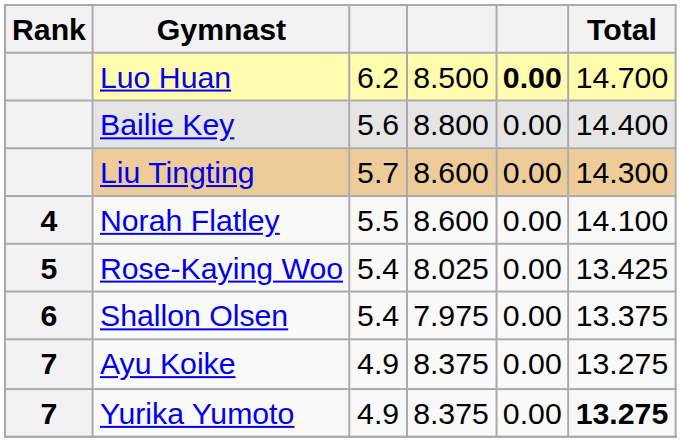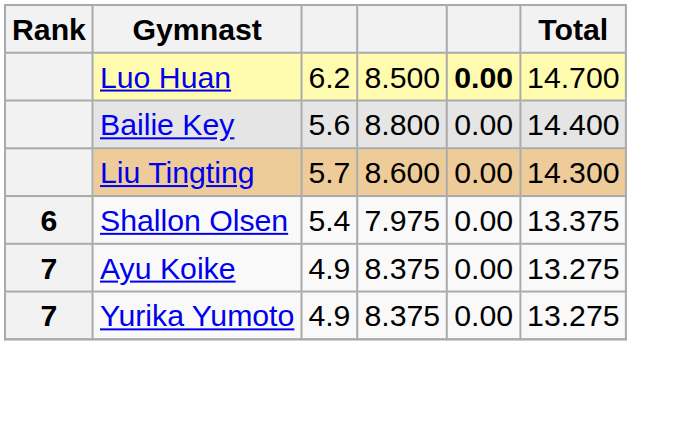- row: (190, 221)
- row: (222, 269)
(622, 412) bold -> (573, 316) normal
